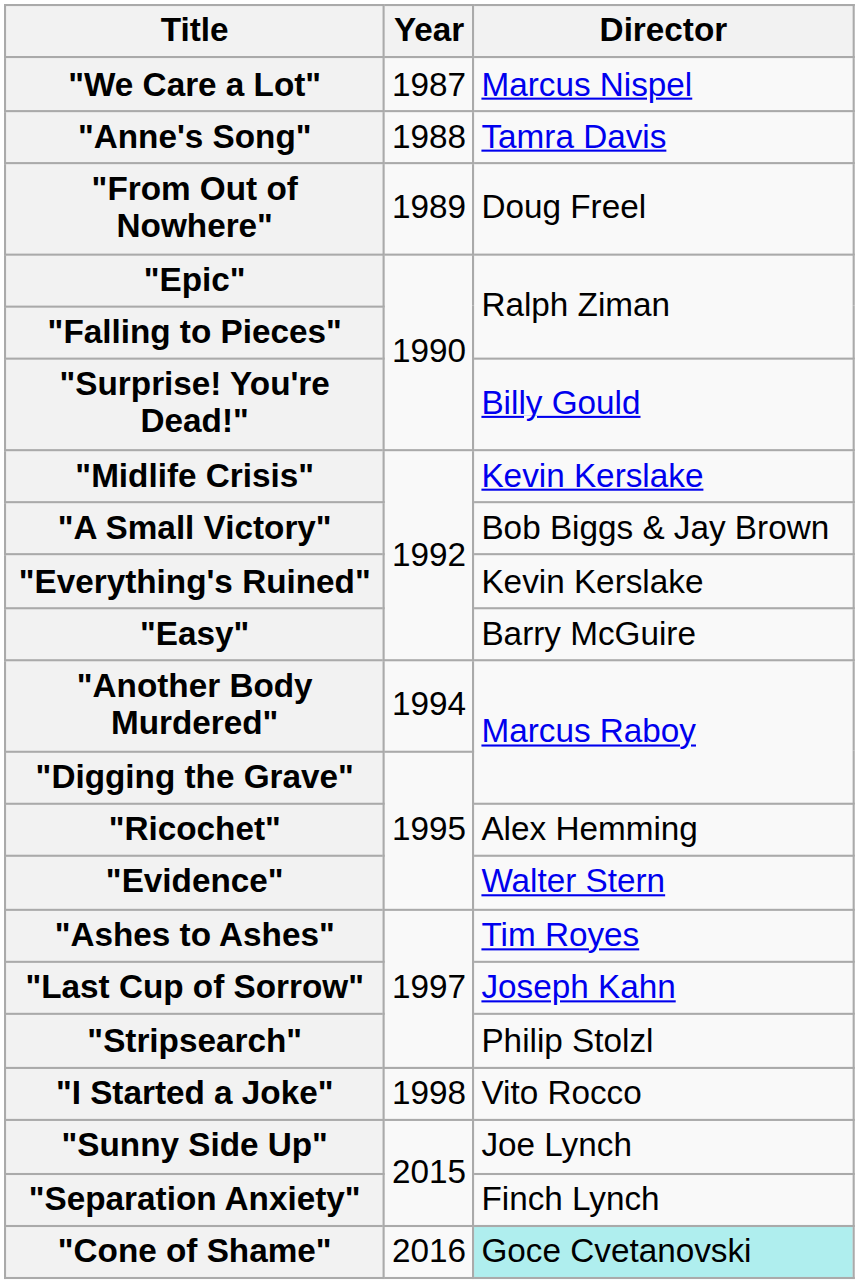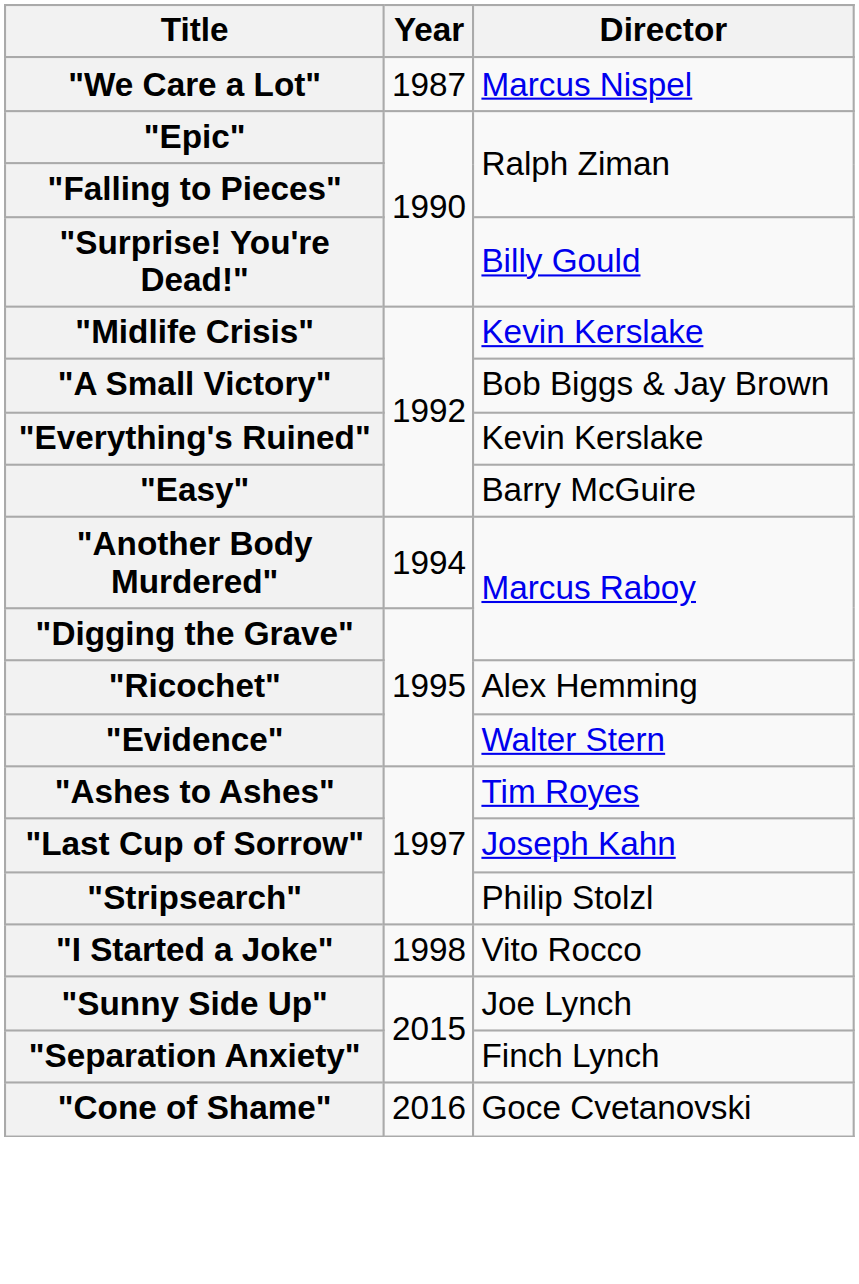- row: (195, 136)
- row: (195, 207)
(616, 1251) paleturquoise background -> (616, 1108) no background
